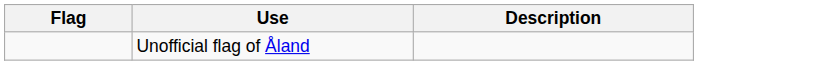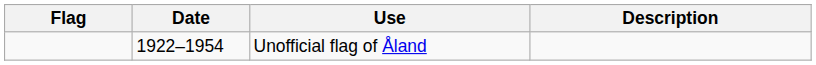+ column: (191, 18)
